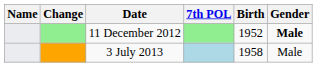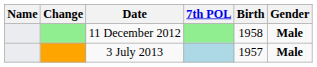(251, 33) 1952 -> (251, 33) 1958
(251, 52) 1958 -> (251, 52) 1957
(290, 52) normal -> (290, 52) bold
